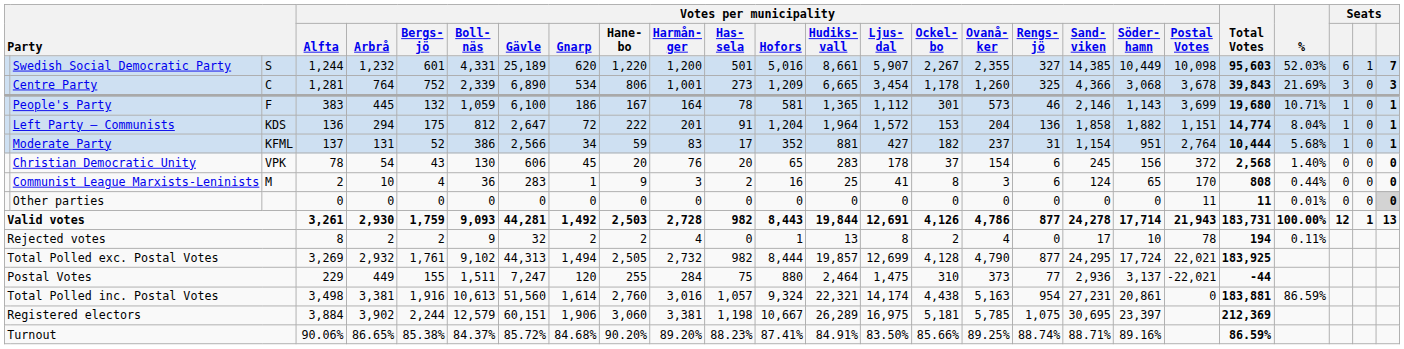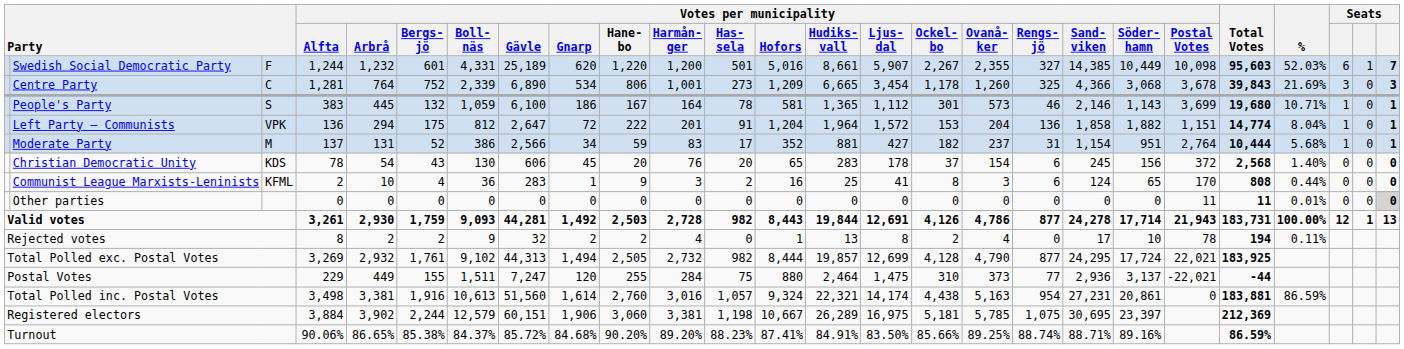(268, 66) S -> (268, 66) F
(268, 106) F -> (268, 106) S
(275, 125) KDS -> (275, 125) VPK
(279, 144) KFML -> (268, 144) M
(275, 163) VPK -> (275, 163) KDS
(268, 182) M -> (279, 182) KFML
